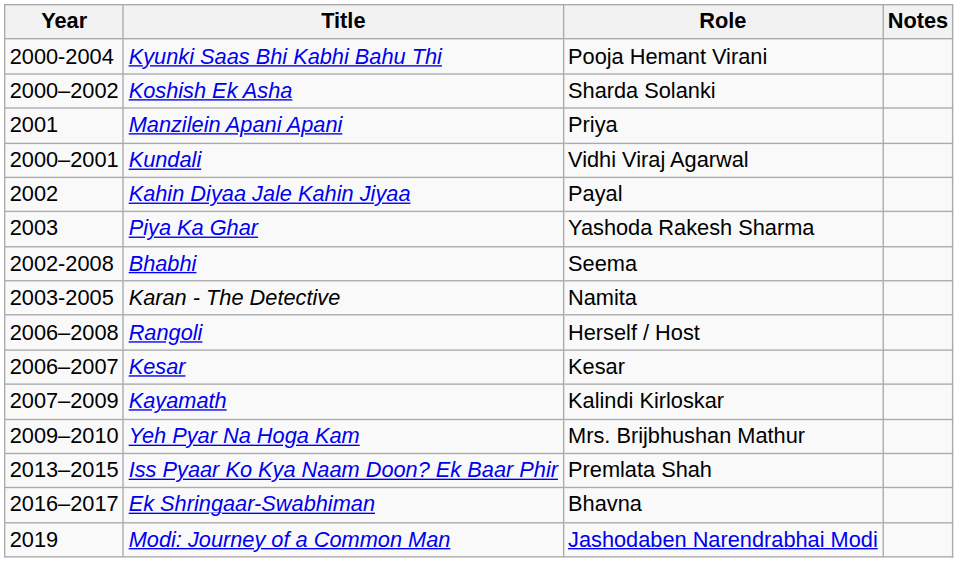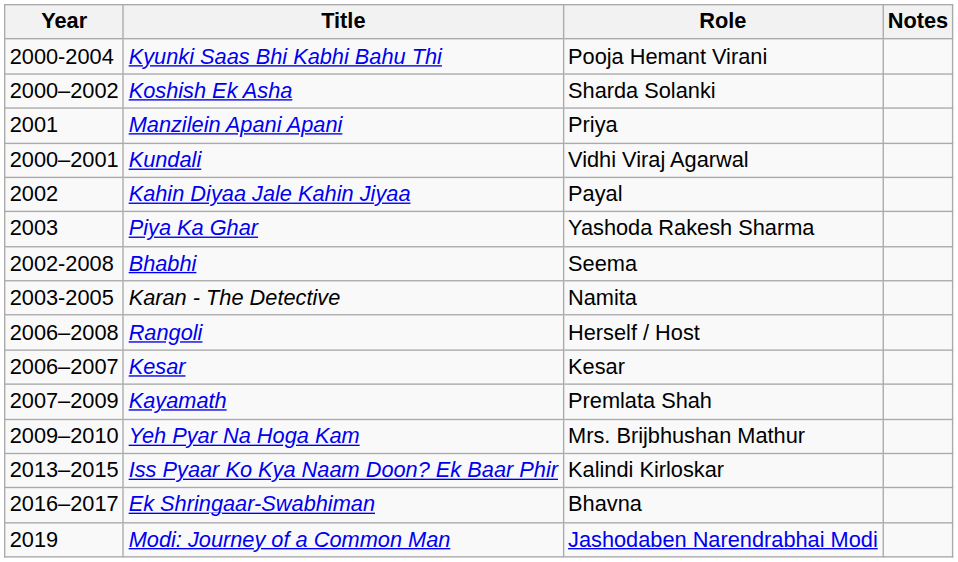(646, 401) Kalindi Kirloskar -> (640, 401) Premlata Shah
(640, 470) Premlata Shah -> (646, 470) Kalindi Kirloskar
